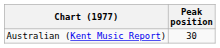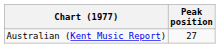(192, 36) 30 -> (192, 36) 27
